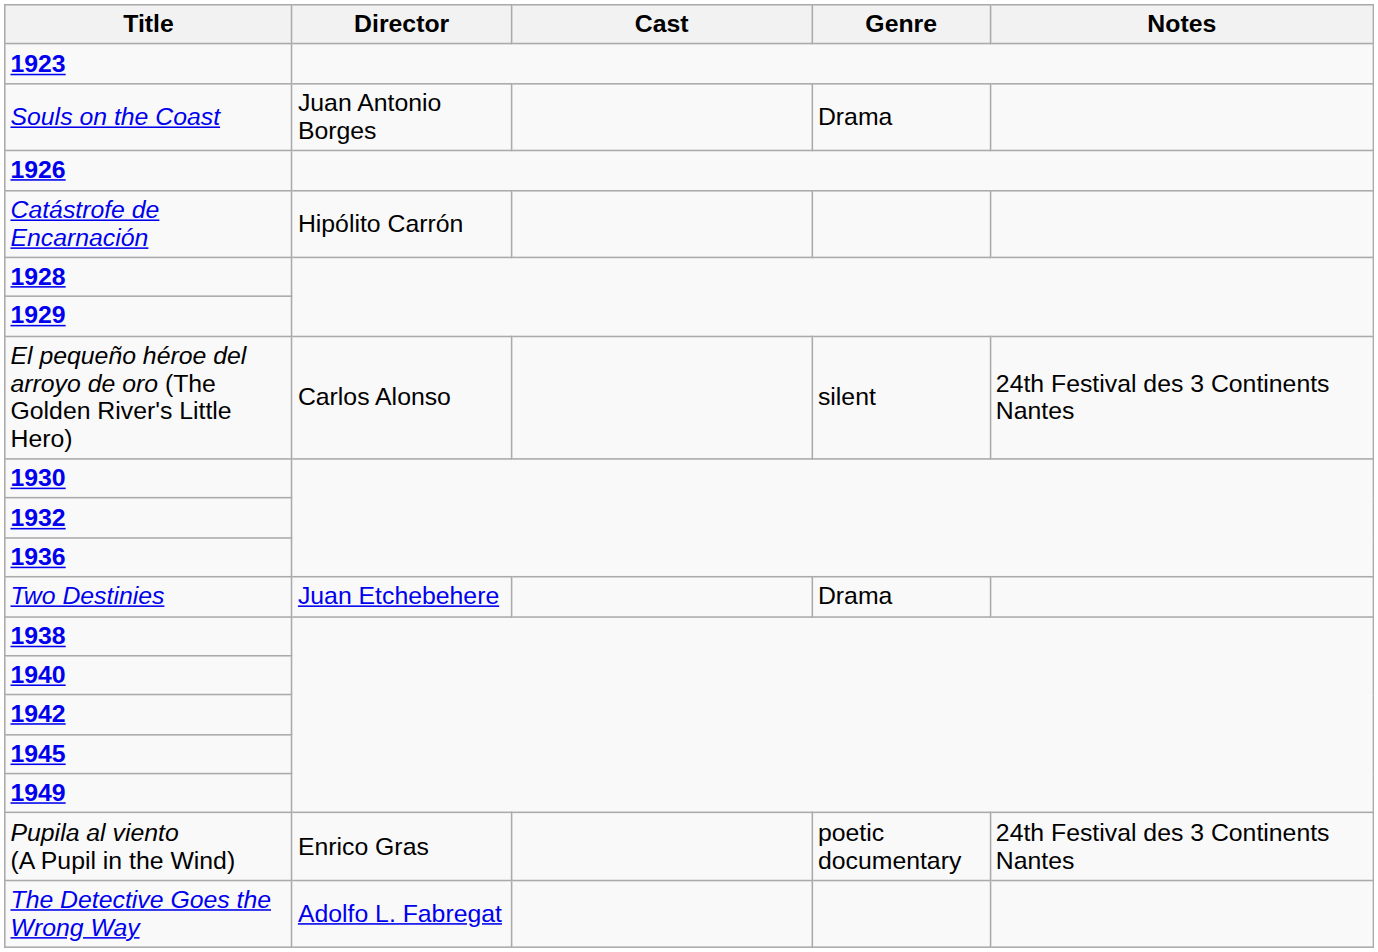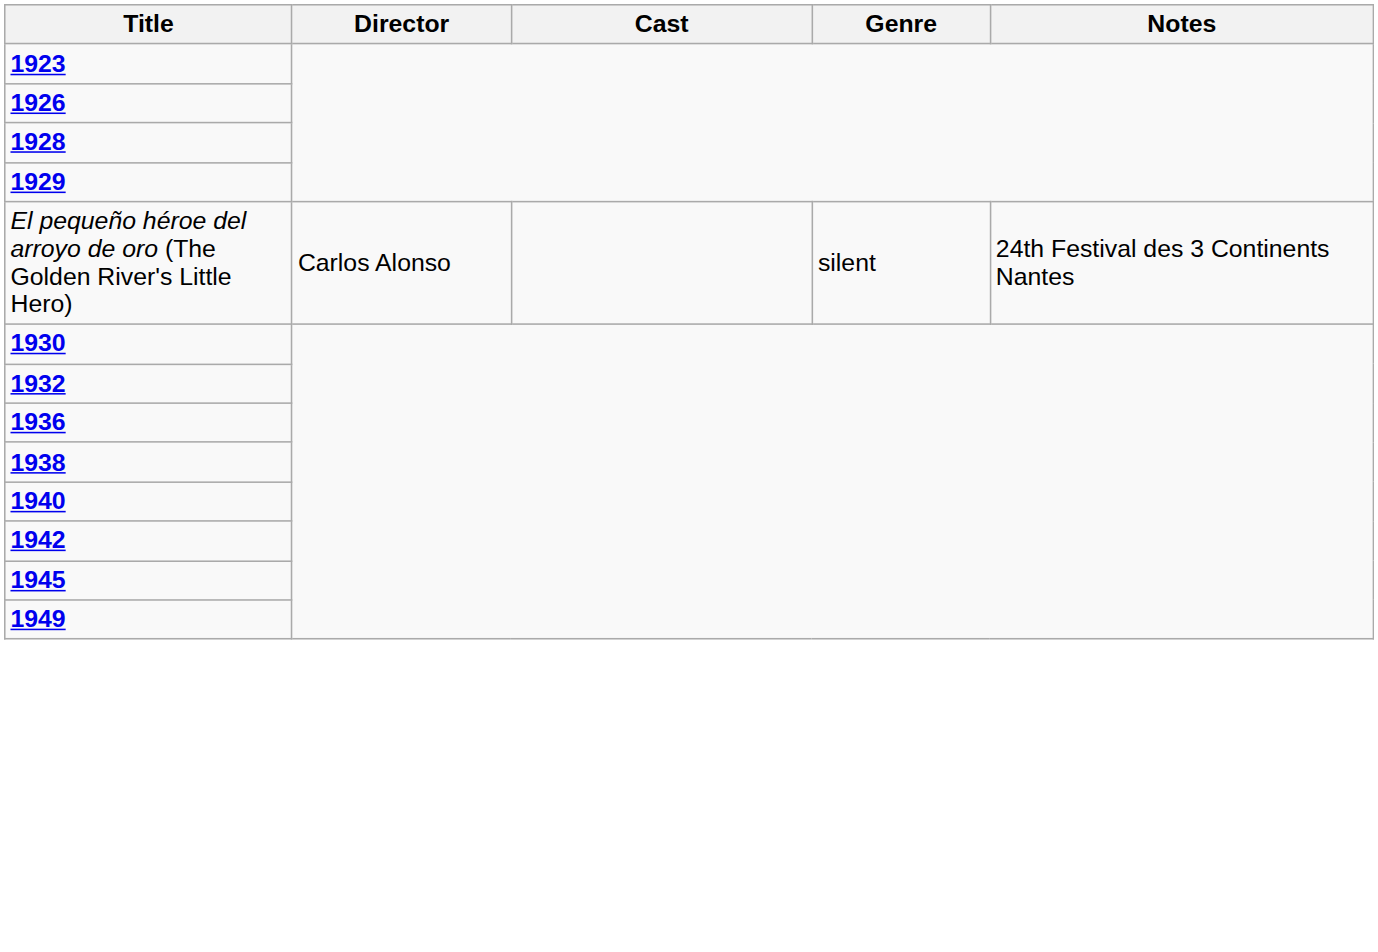- row: (115, 116)
- row: (85, 223)
- row: (87, 596)
- row: (123, 846)
- row: (141, 913)
